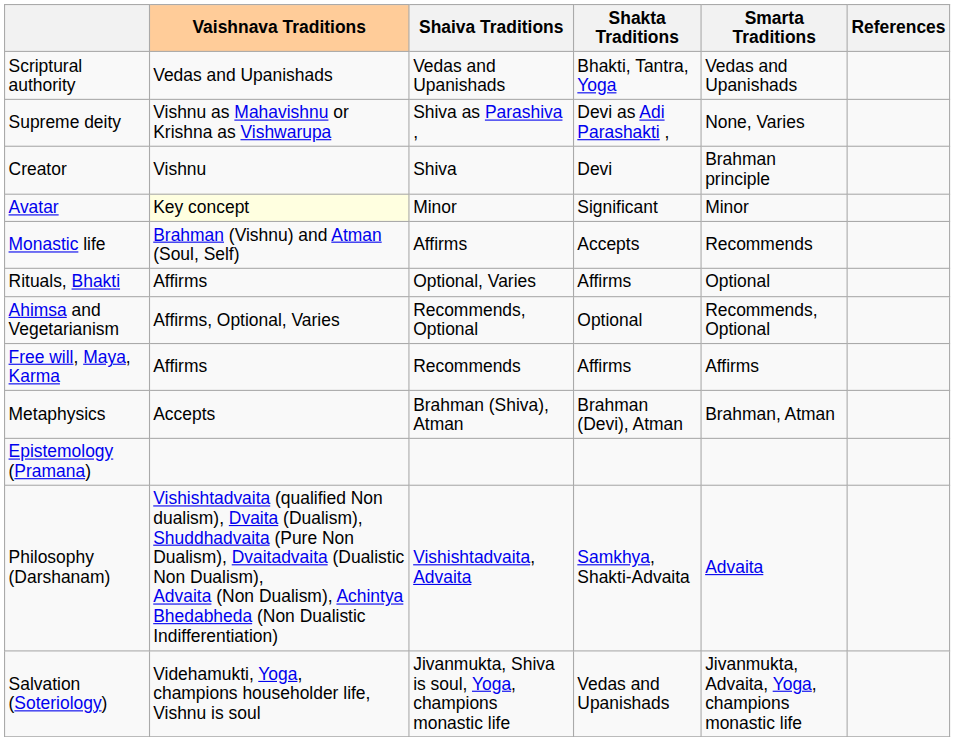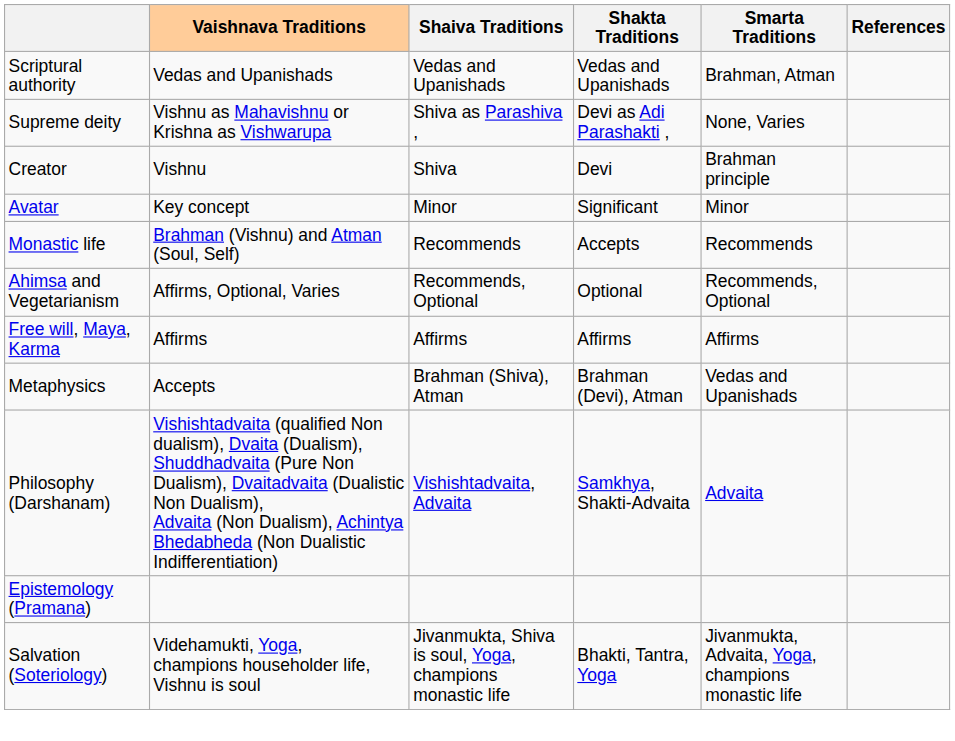(633, 75) Bhakti, Tantra, Yoga -> (623, 75) Vedas and Upanishads
(751, 75) Vedas and Upanishads -> (770, 75) Brahman, Atman
(201, 207) lightyellow background -> (201, 207) no background
(440, 244) Affirms -> (467, 244) Recommends
- row: (64, 282)
(467, 367) Recommends -> (440, 339) Affirms
(770, 414) Brahman, Atman -> (751, 386) Vedas and Upanishads
rows swapped: (61, 461) <-> (59, 567)
(623, 693) Vedas and Upanishads -> (633, 665) Bhakti, Tantra, Yoga
